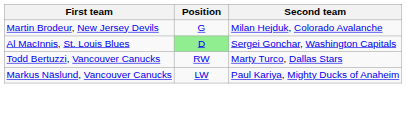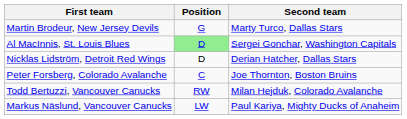(307, 28) Milan Hejduk, Colorado Avalanche -> (287, 28) Marty Turco, Dallas Stars
+ row: (86, 59)
+ row: (87, 75)
(287, 59) Marty Turco, Dallas Stars -> (307, 91) Milan Hejduk, Colorado Avalanche
